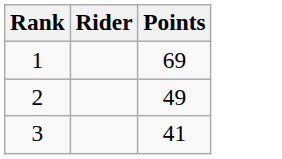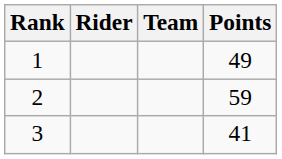+ column: (171, 23)
(174, 60) 69 -> (240, 60) 49
(174, 97) 49 -> (240, 97) 59
